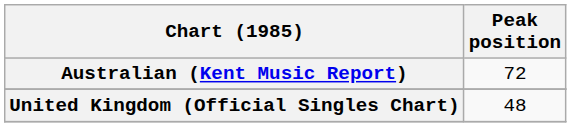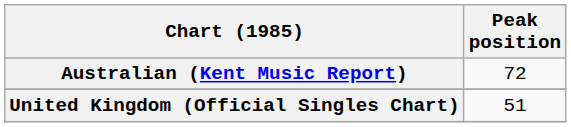(515, 105) 48 -> (515, 105) 51
